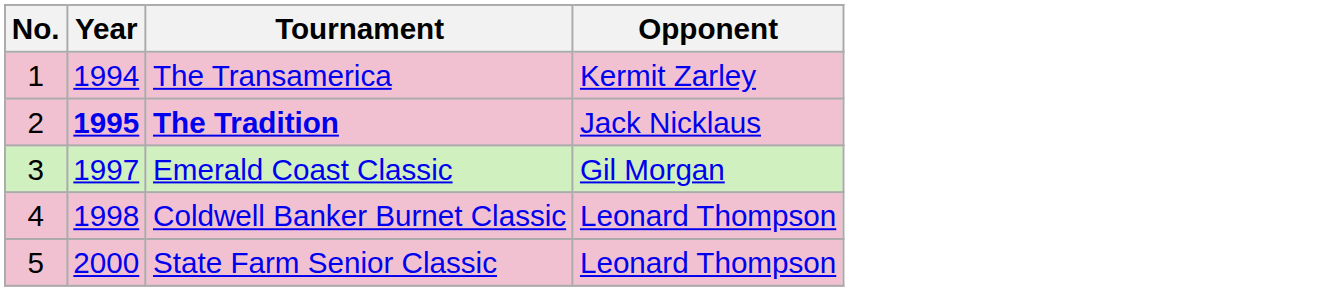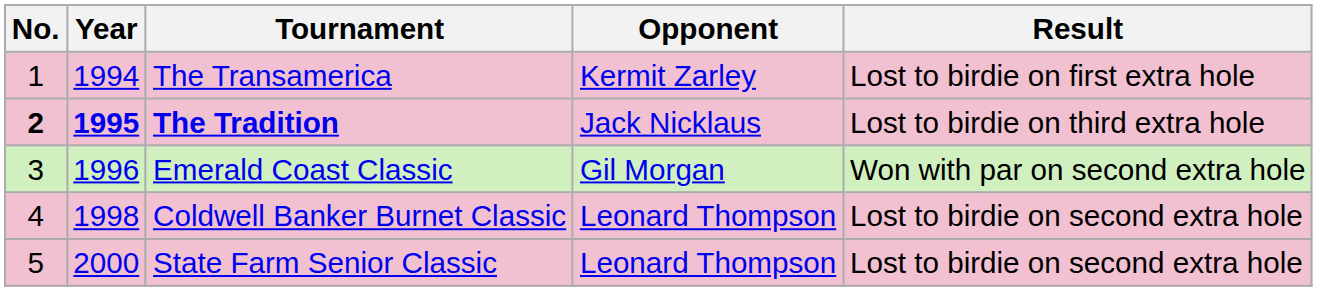+ column: (1078, 29)
(36, 122) normal -> (36, 122) bold
(106, 169) 1997 -> (106, 169) 1996
